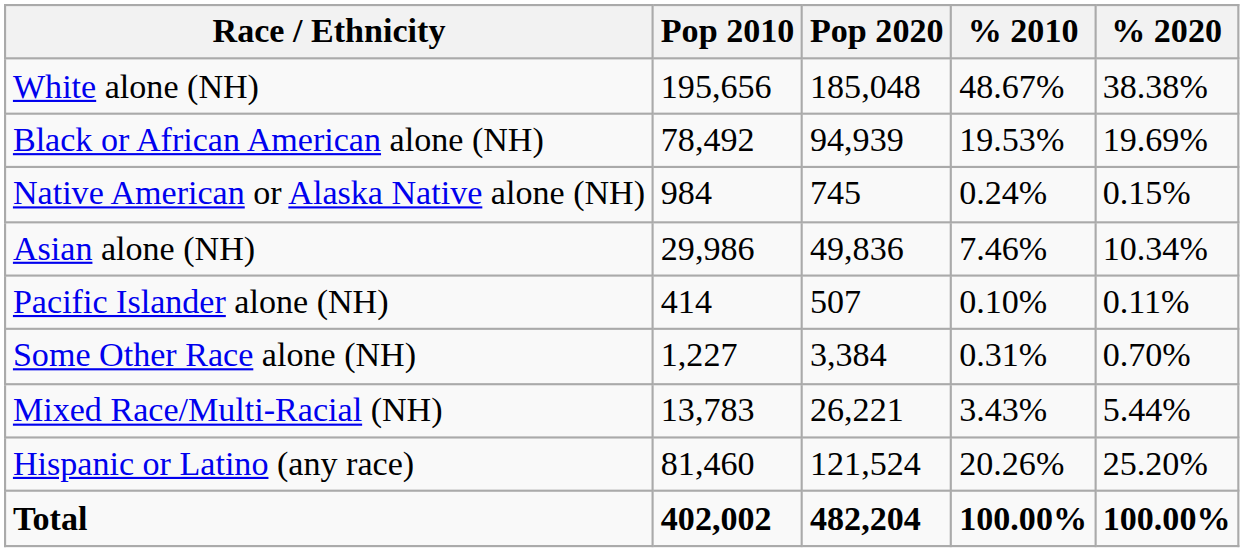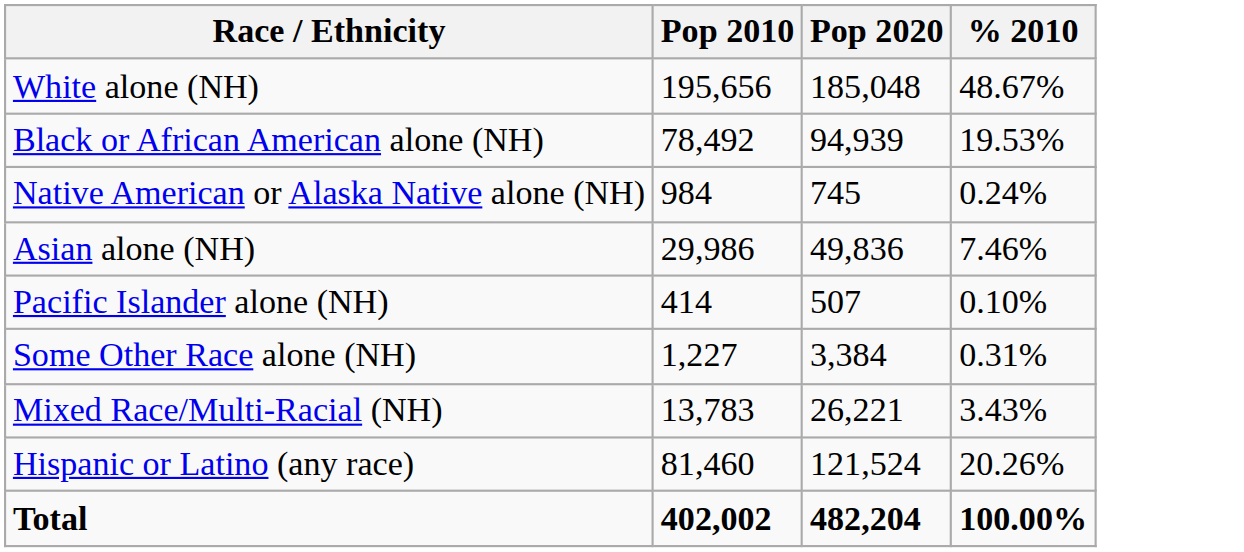- column: (1167, 31)
